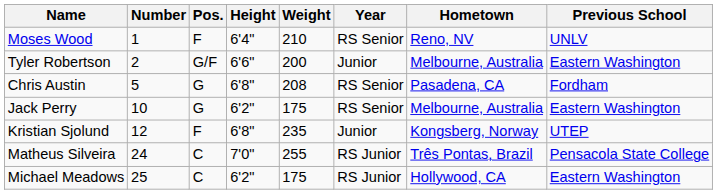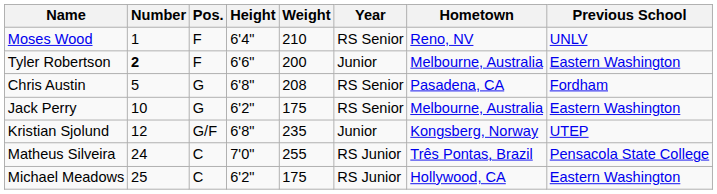(135, 62) normal -> (135, 62) bold
(205, 62) G/F -> (197, 62) F
(197, 131) F -> (205, 131) G/F
